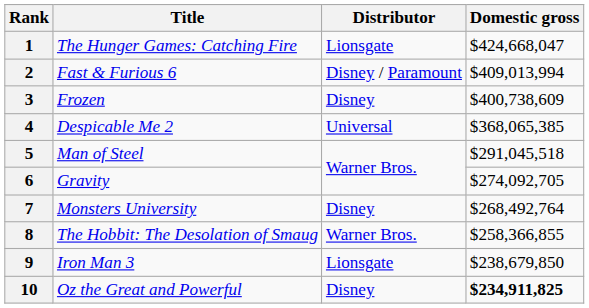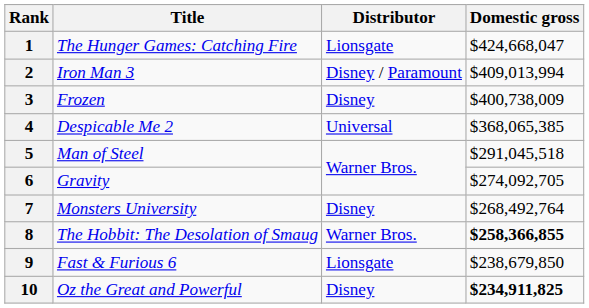(117, 72) Fast & Furious 6 -> (96, 72) Iron Man 3
(517, 99) $400,738,609 -> (517, 99) $400,738,009
(517, 235) normal -> (517, 235) bold
(96, 262) Iron Man 3 -> (117, 262) Fast & Furious 6
